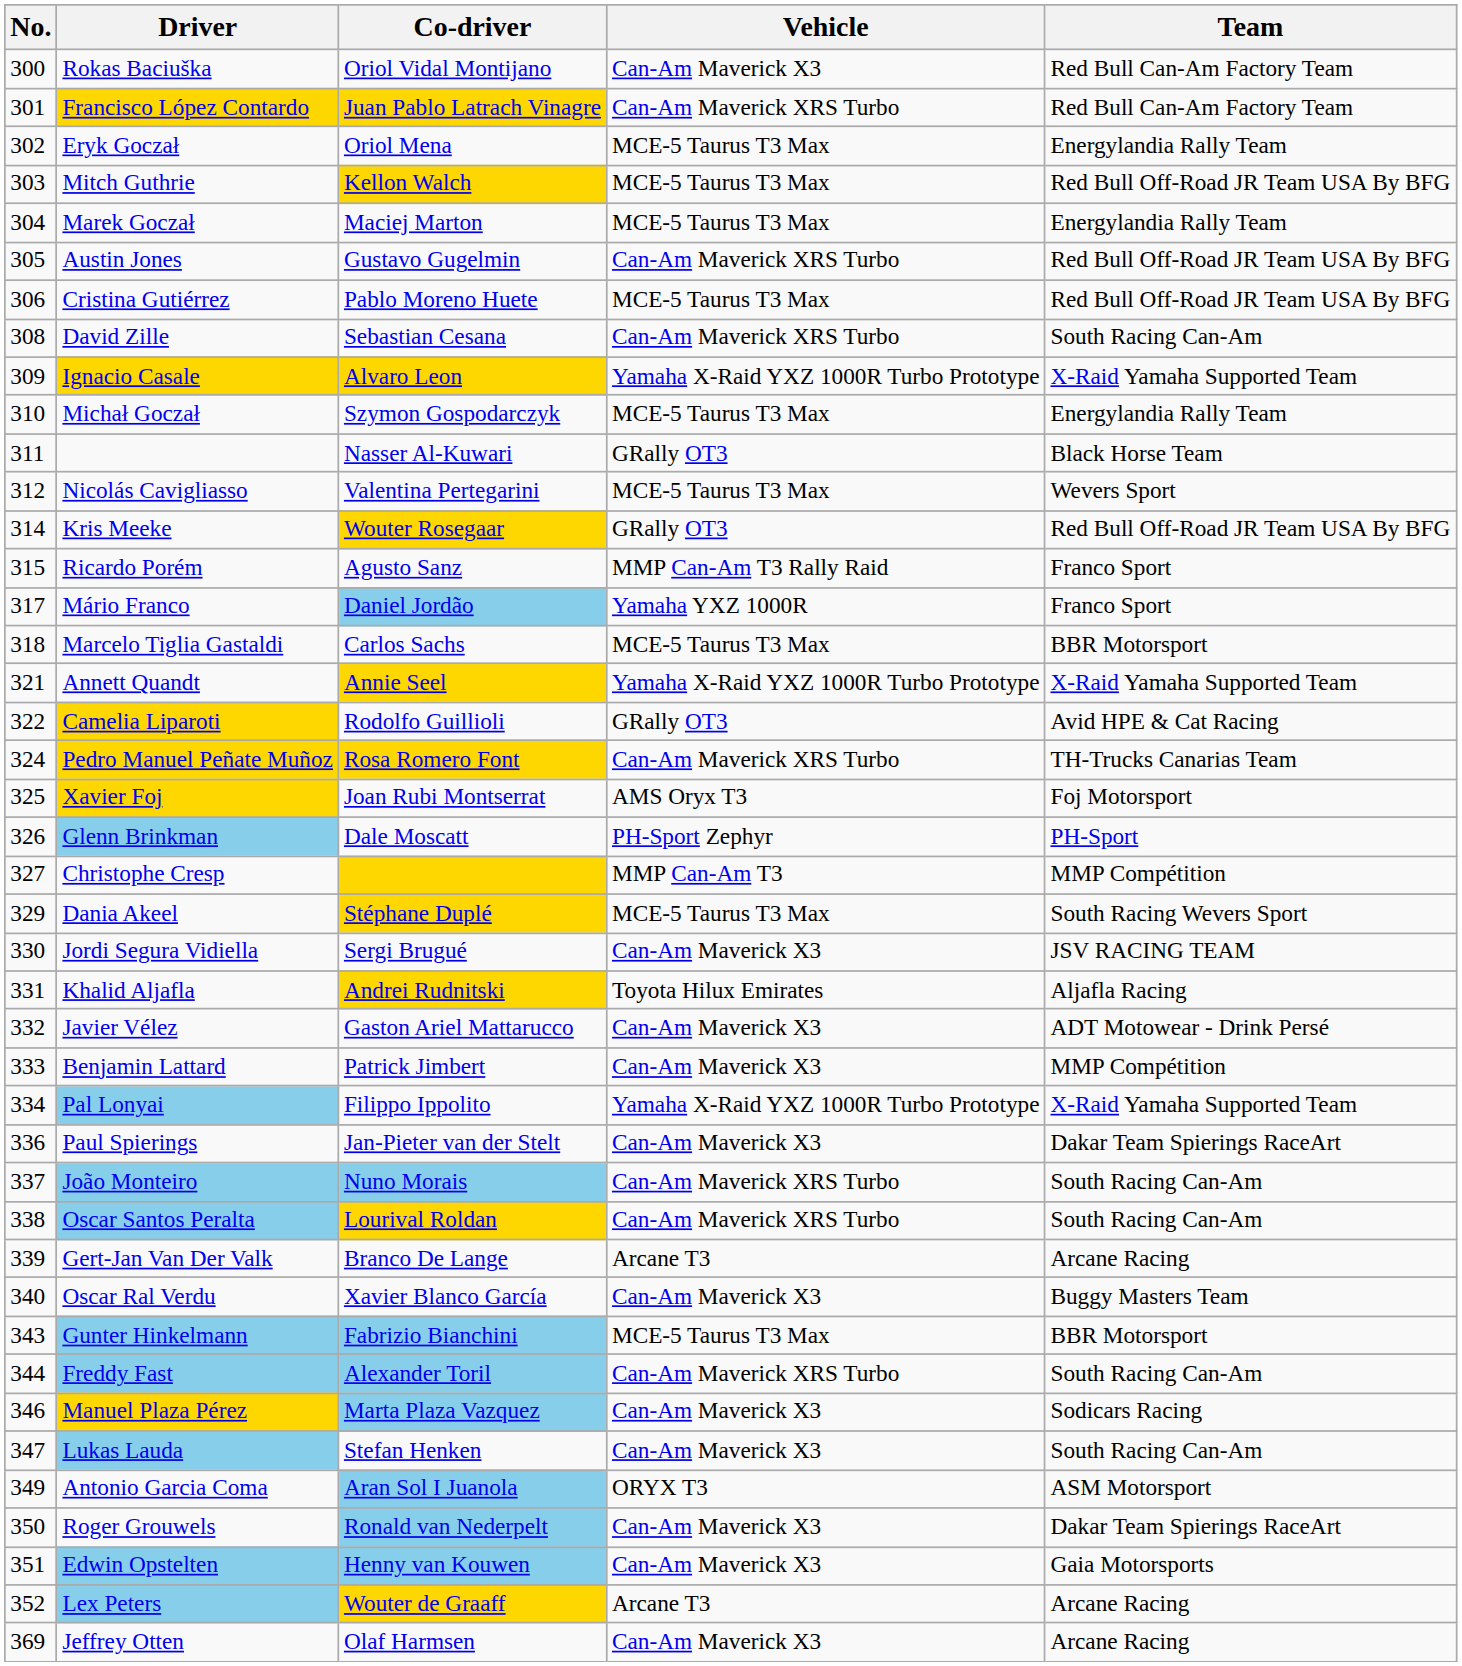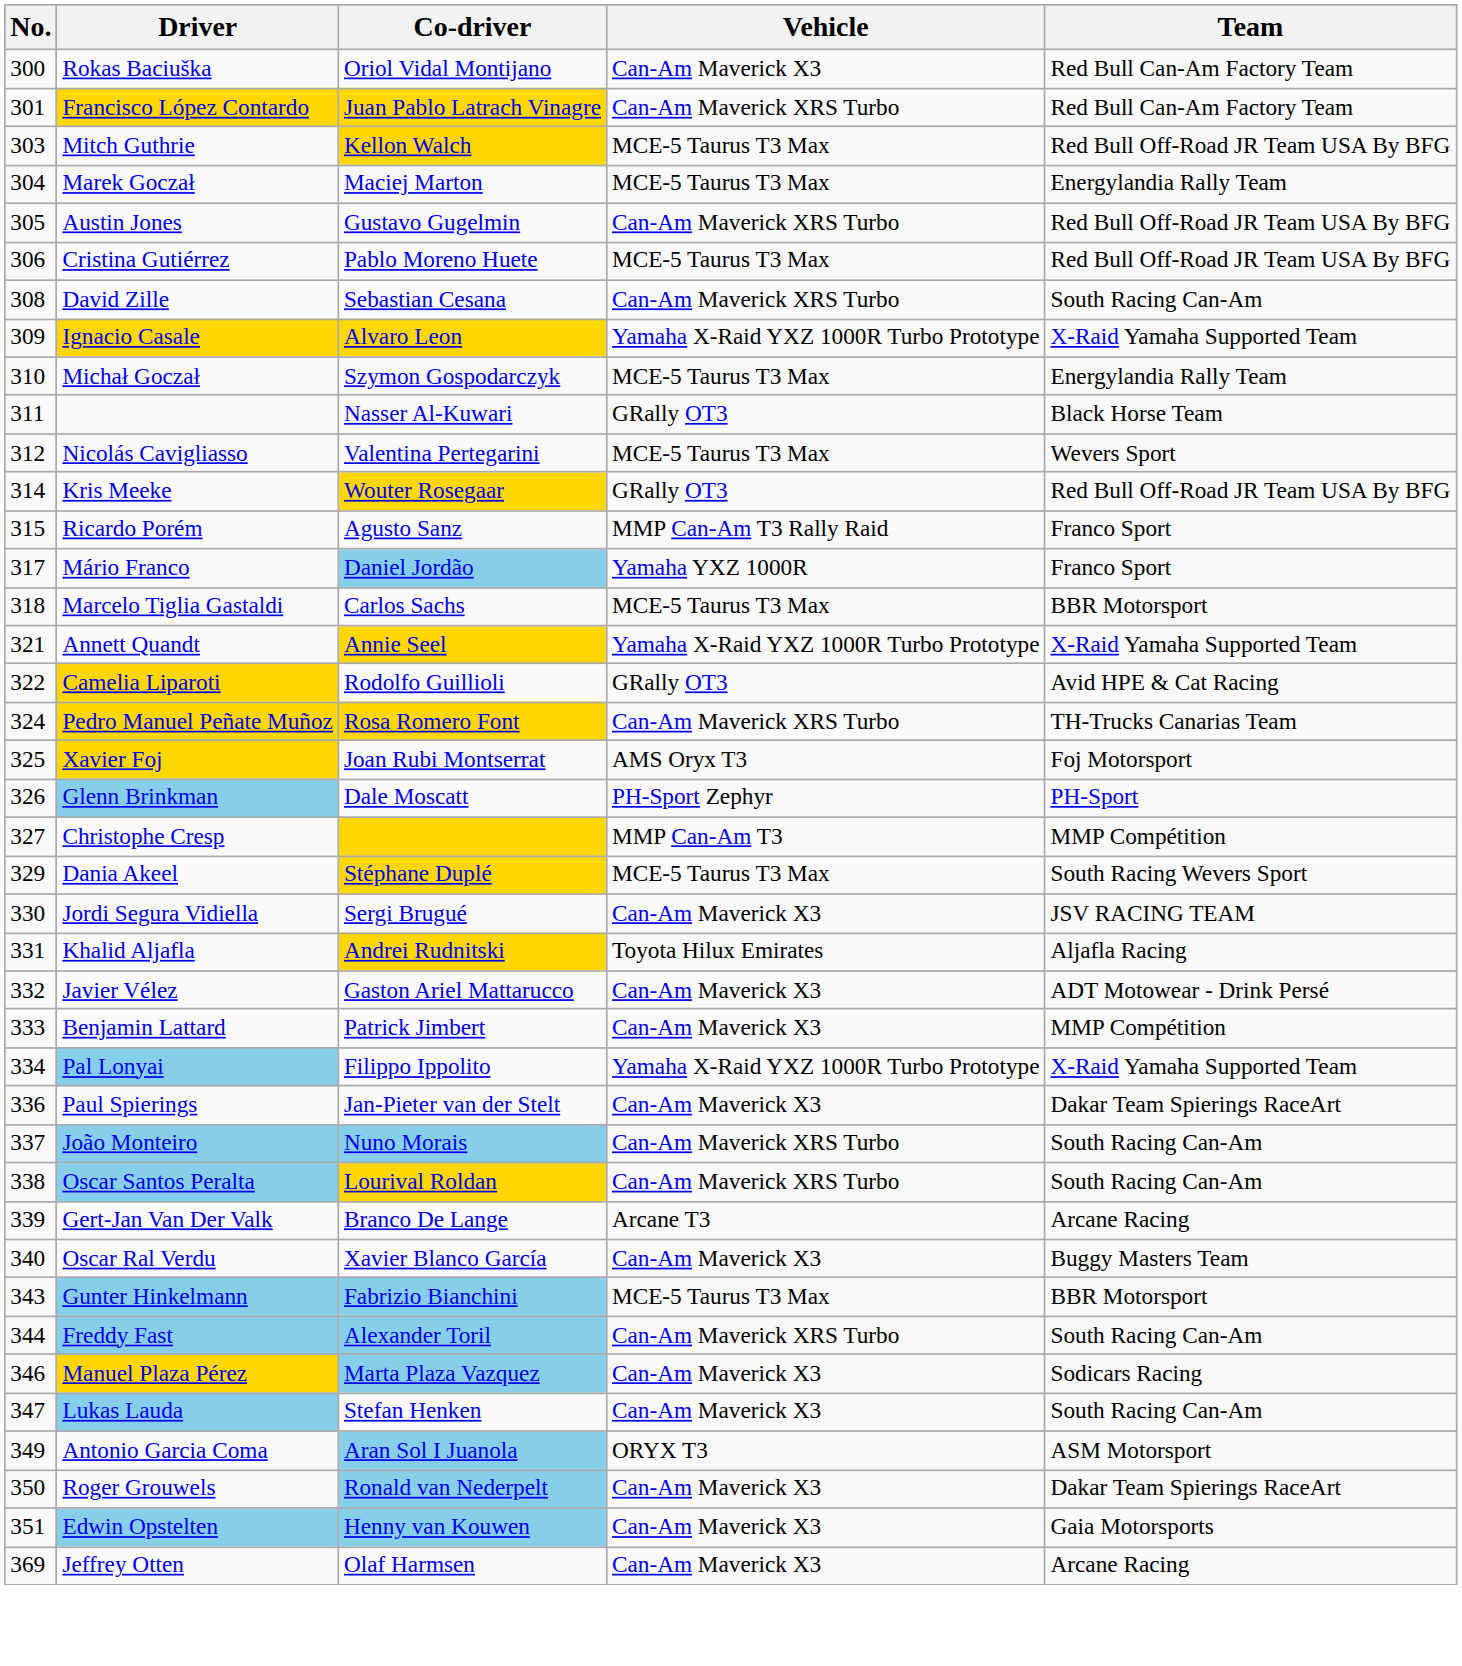- row: (121, 145)
- row: (112, 1603)
